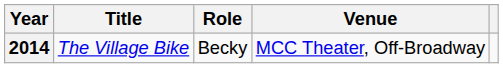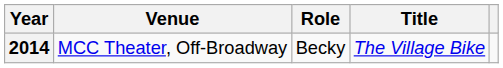columns swapped: (123, 18) <-> (370, 18)
